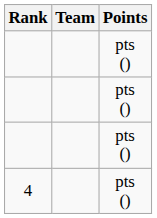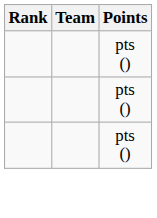- row: (28, 190)
